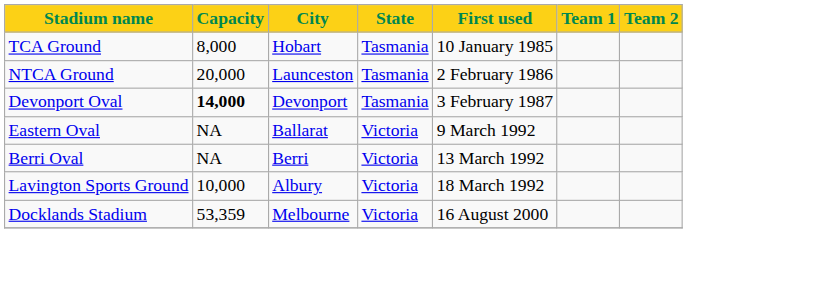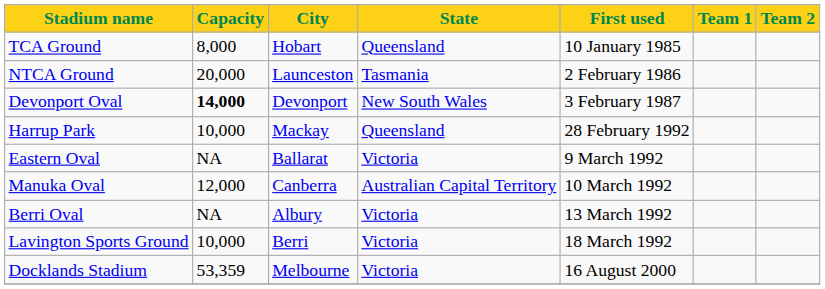(395, 46) Tasmania -> (403, 46) Queensland
(395, 102) Tasmania -> (424, 102) New South Wales
+ row: (52, 130)
+ row: (57, 185)
(290, 158) Berri -> (297, 213) Albury
(297, 185) Albury -> (290, 241) Berri
